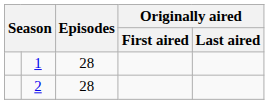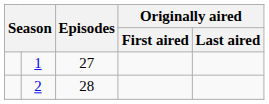(87, 63) 28 -> (87, 63) 27
